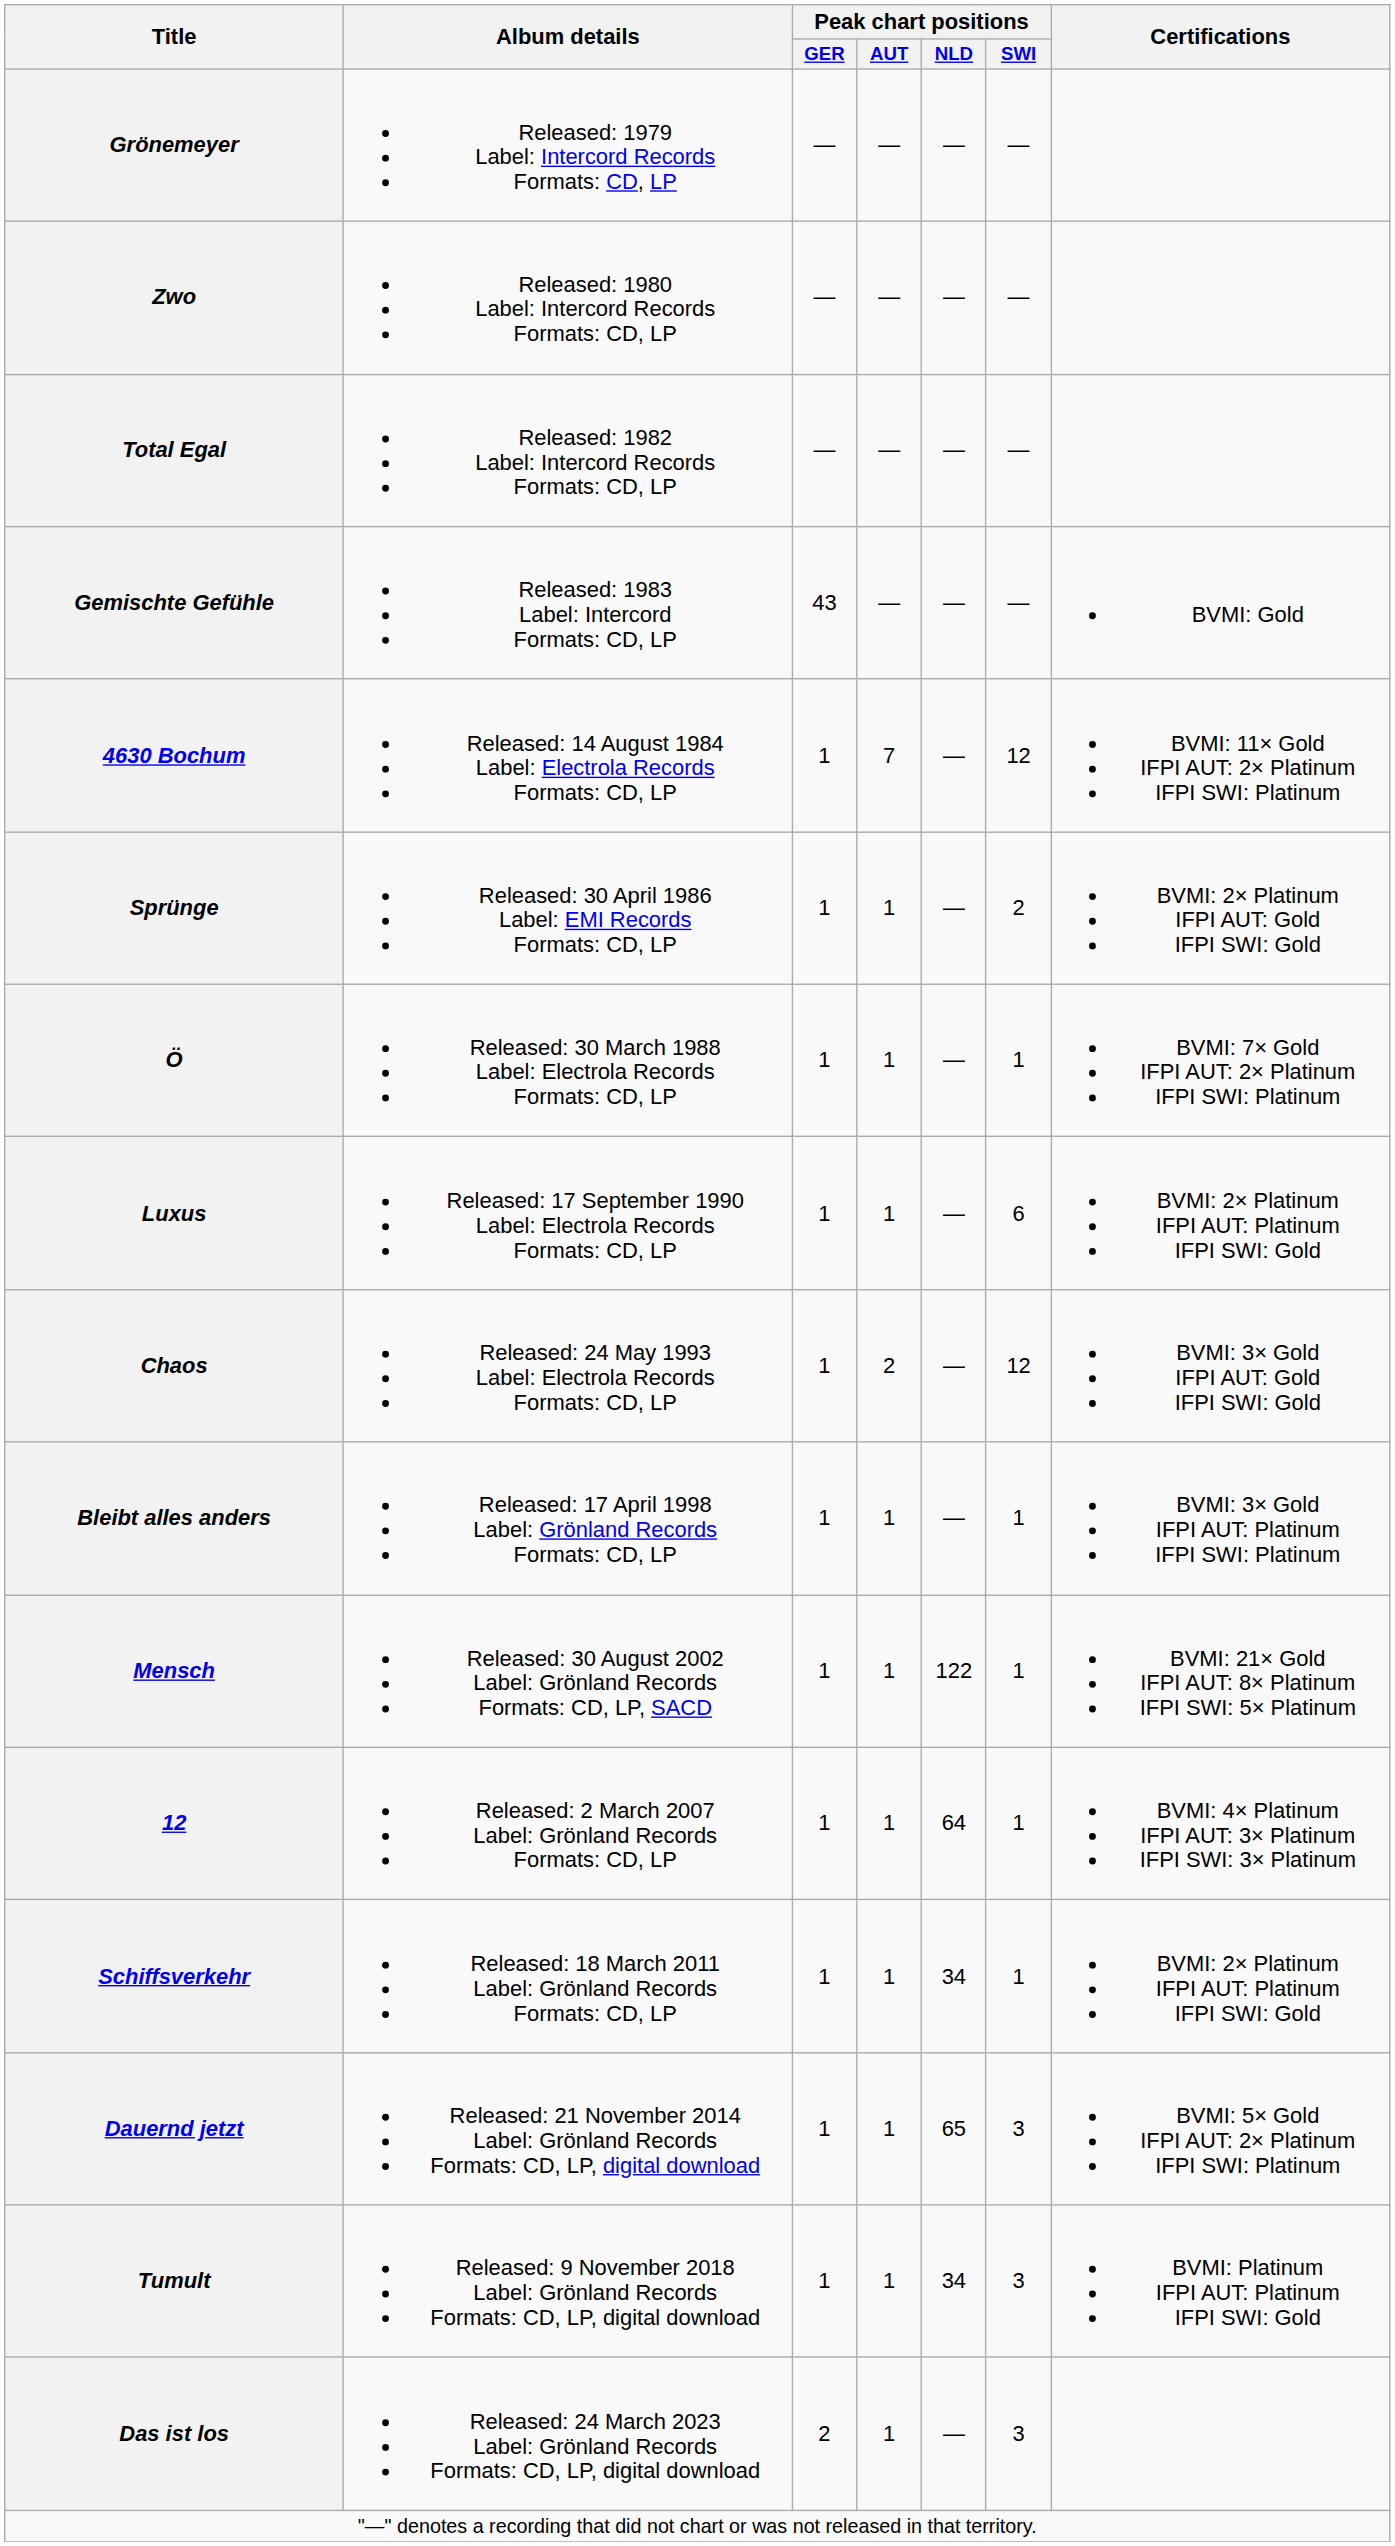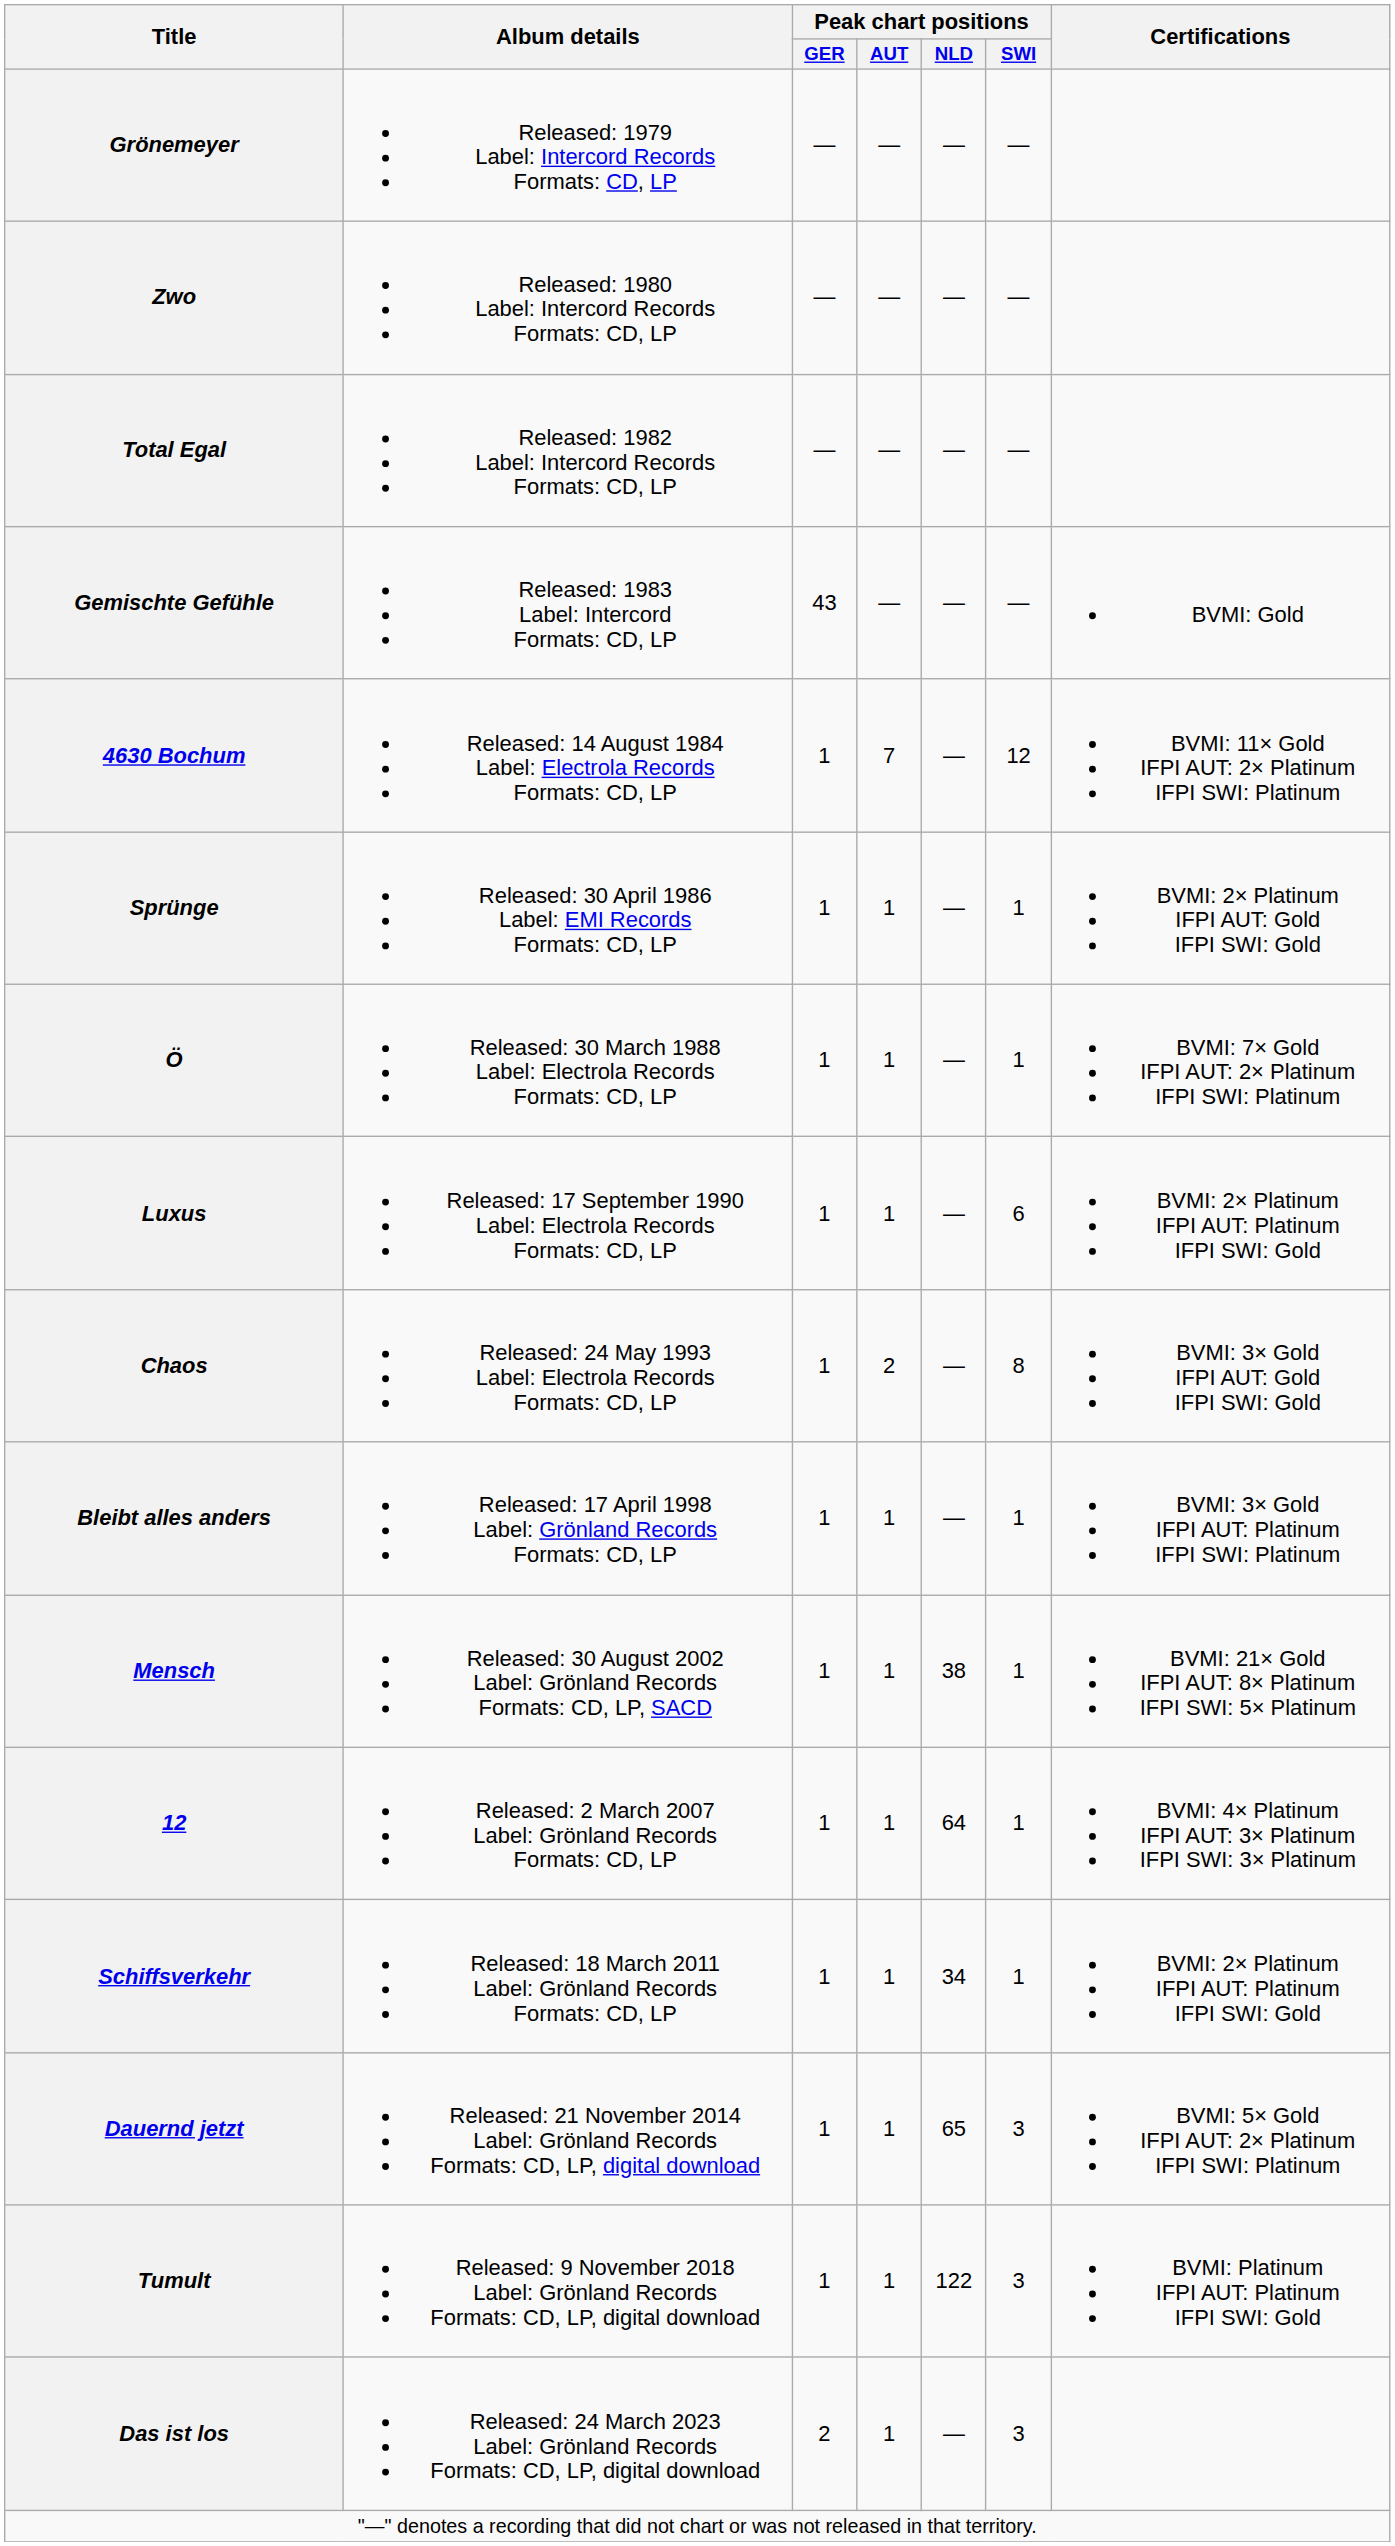(1019, 907) 2 -> (1019, 907) 1
(1019, 1365) 12 -> (1019, 1365) 8
(954, 1670) 122 -> (954, 1670) 38
(954, 2281) 34 -> (954, 2281) 122
